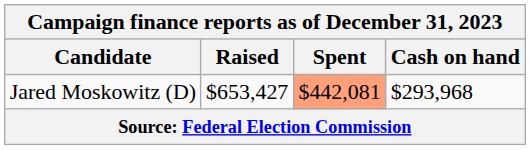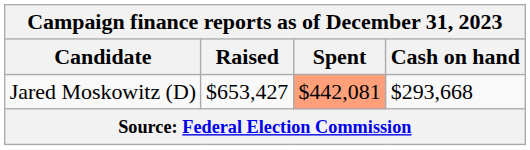(432, 91) $293,968 -> (432, 91) $293,668
